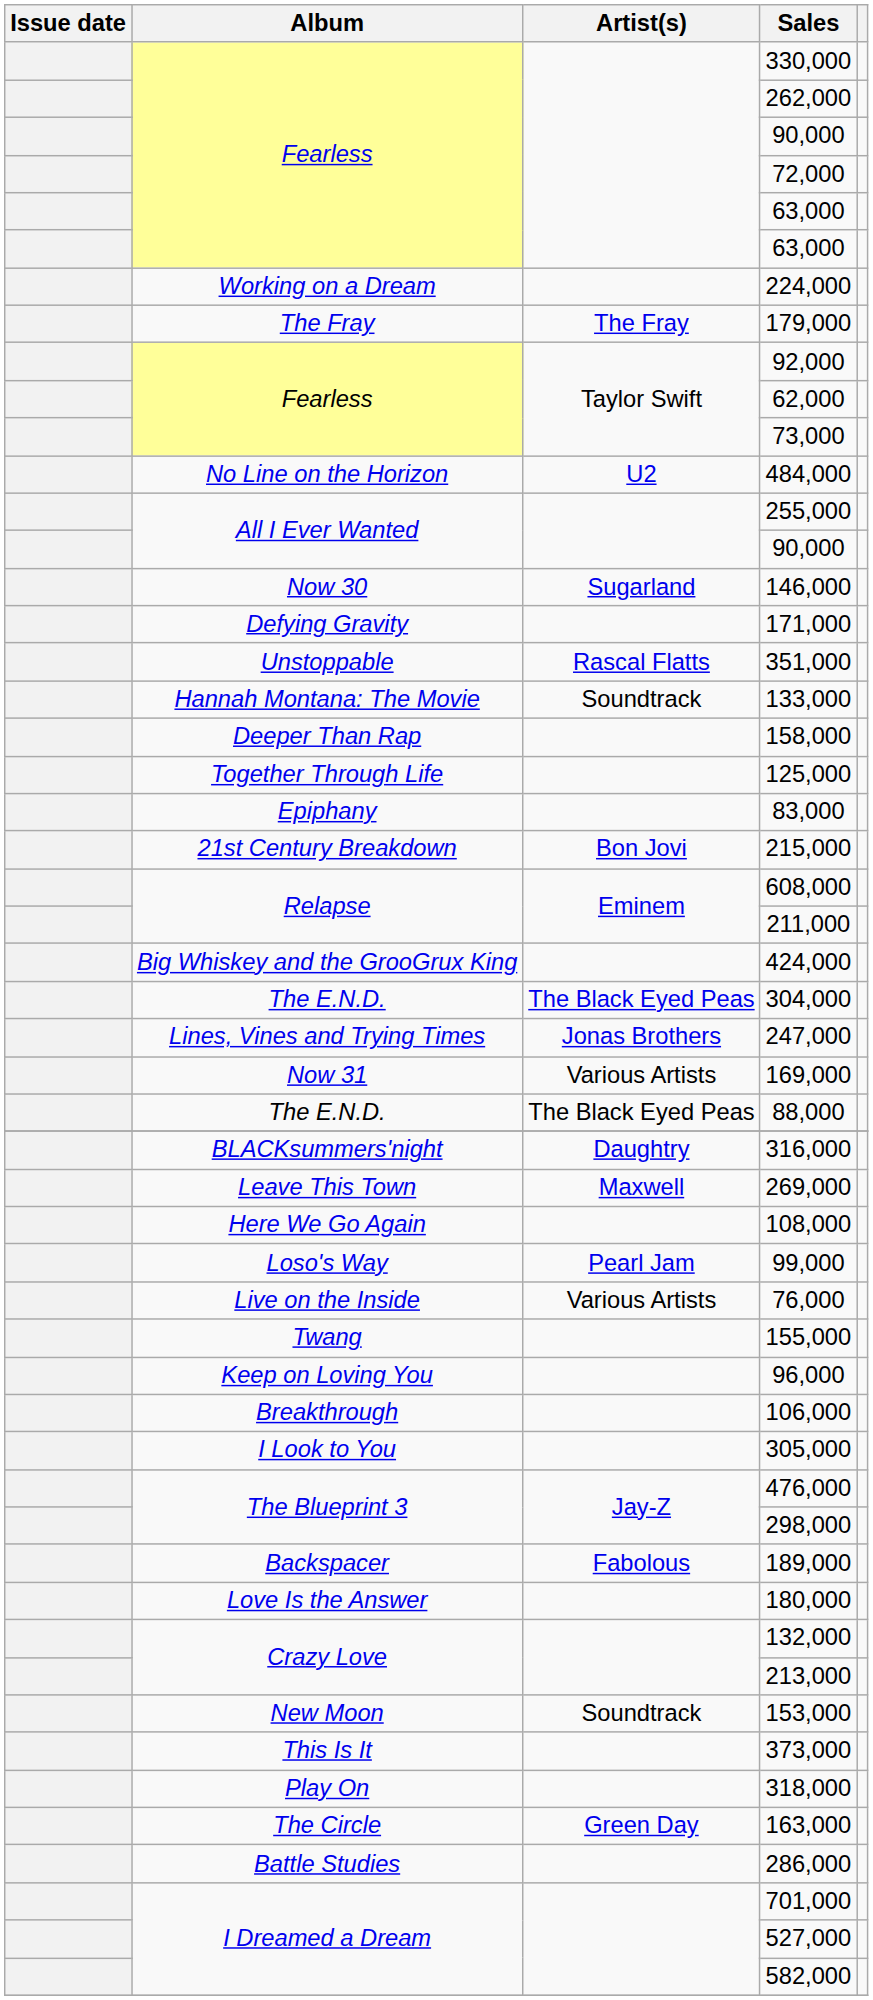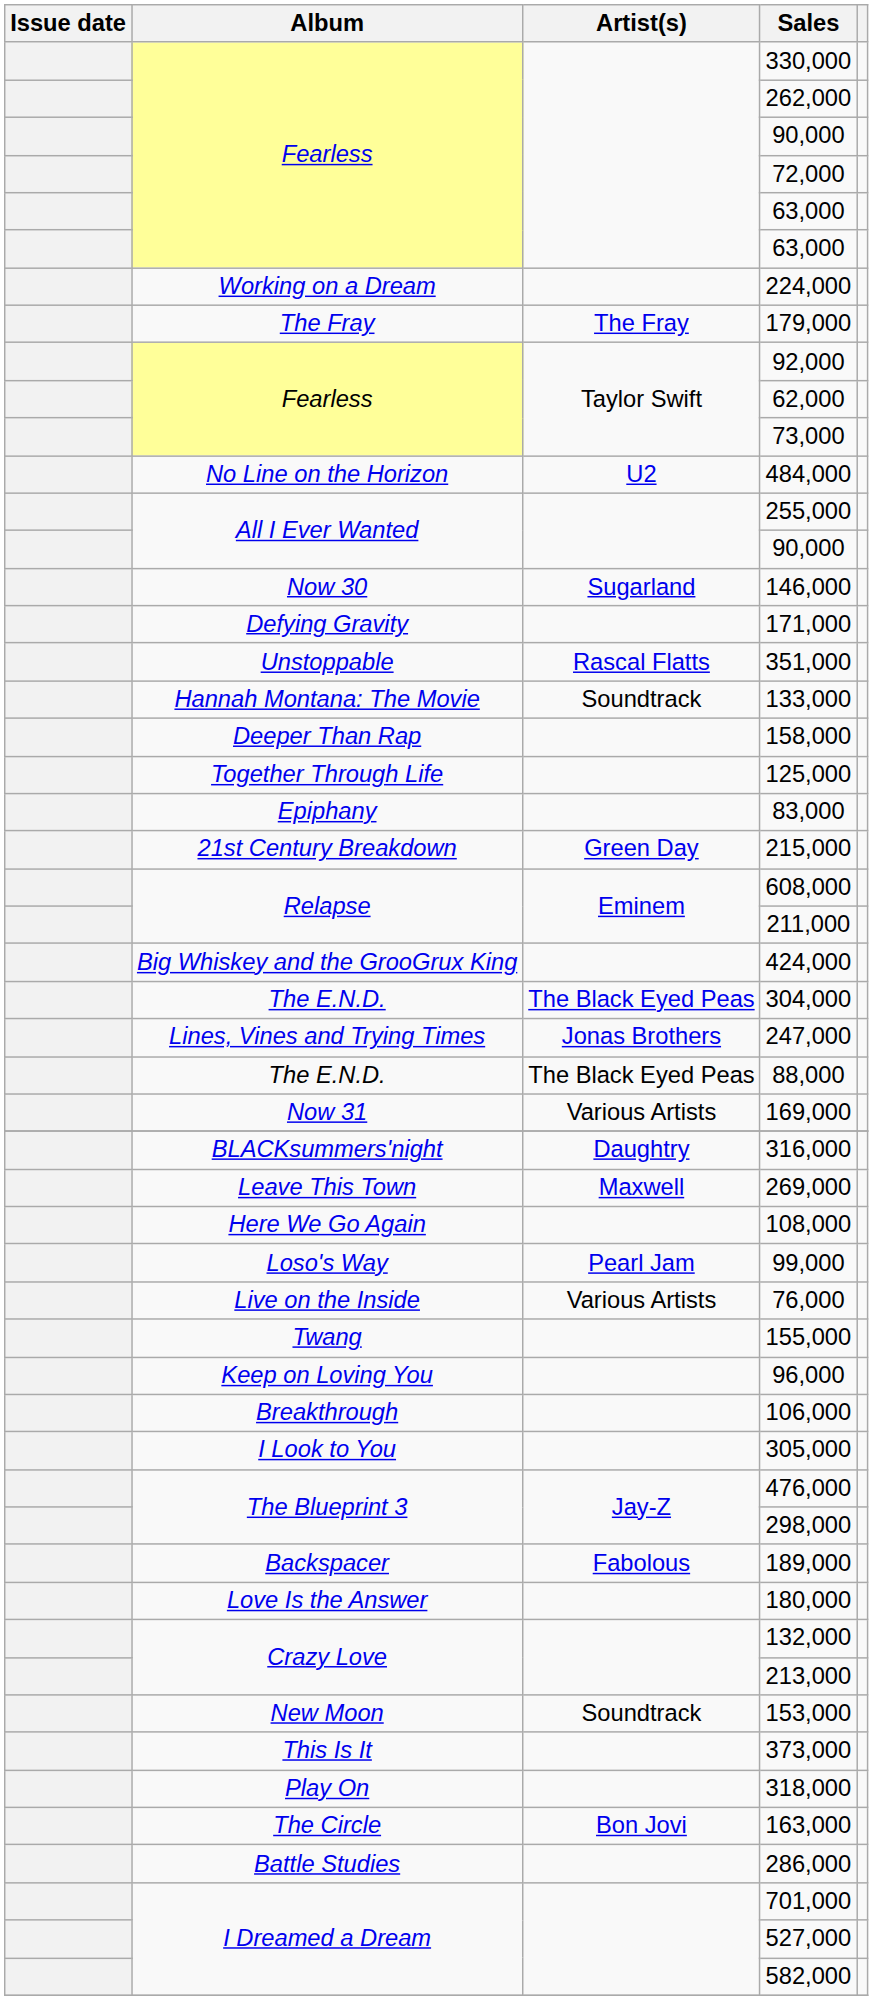(641, 849) Bon Jovi -> (641, 849) Green Day
rows swapped: (327, 1112) <-> (327, 1074)
(641, 1825) Green Day -> (641, 1825) Bon Jovi
